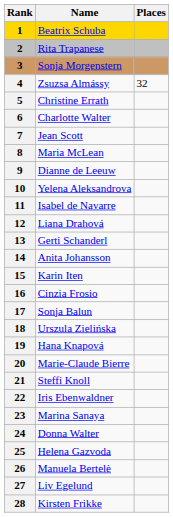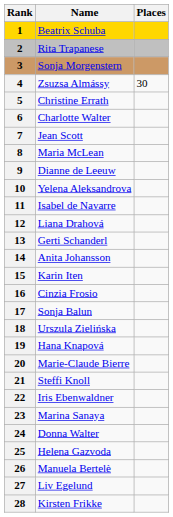(142, 83) 32 -> (142, 83) 30
